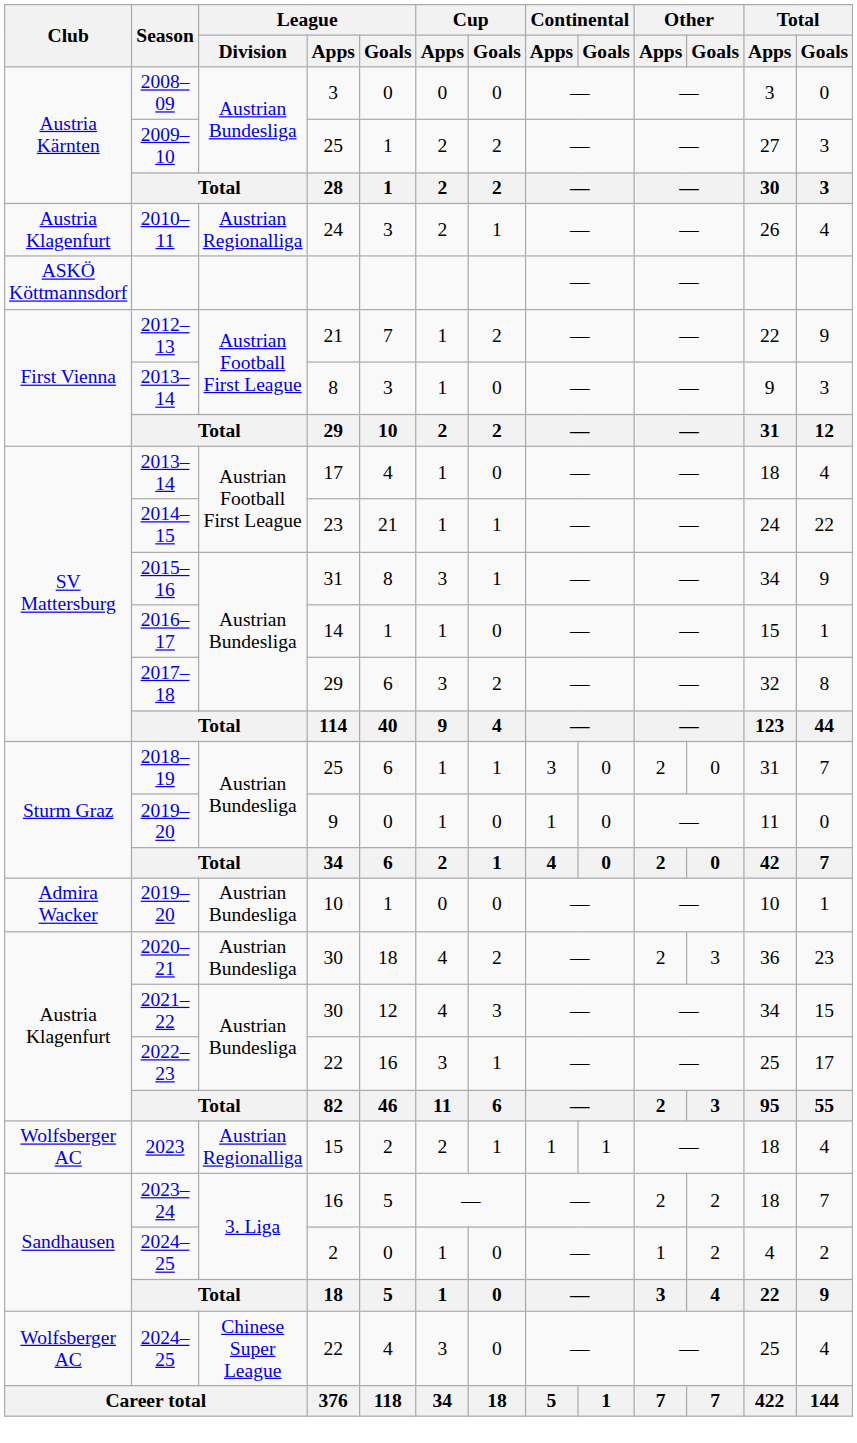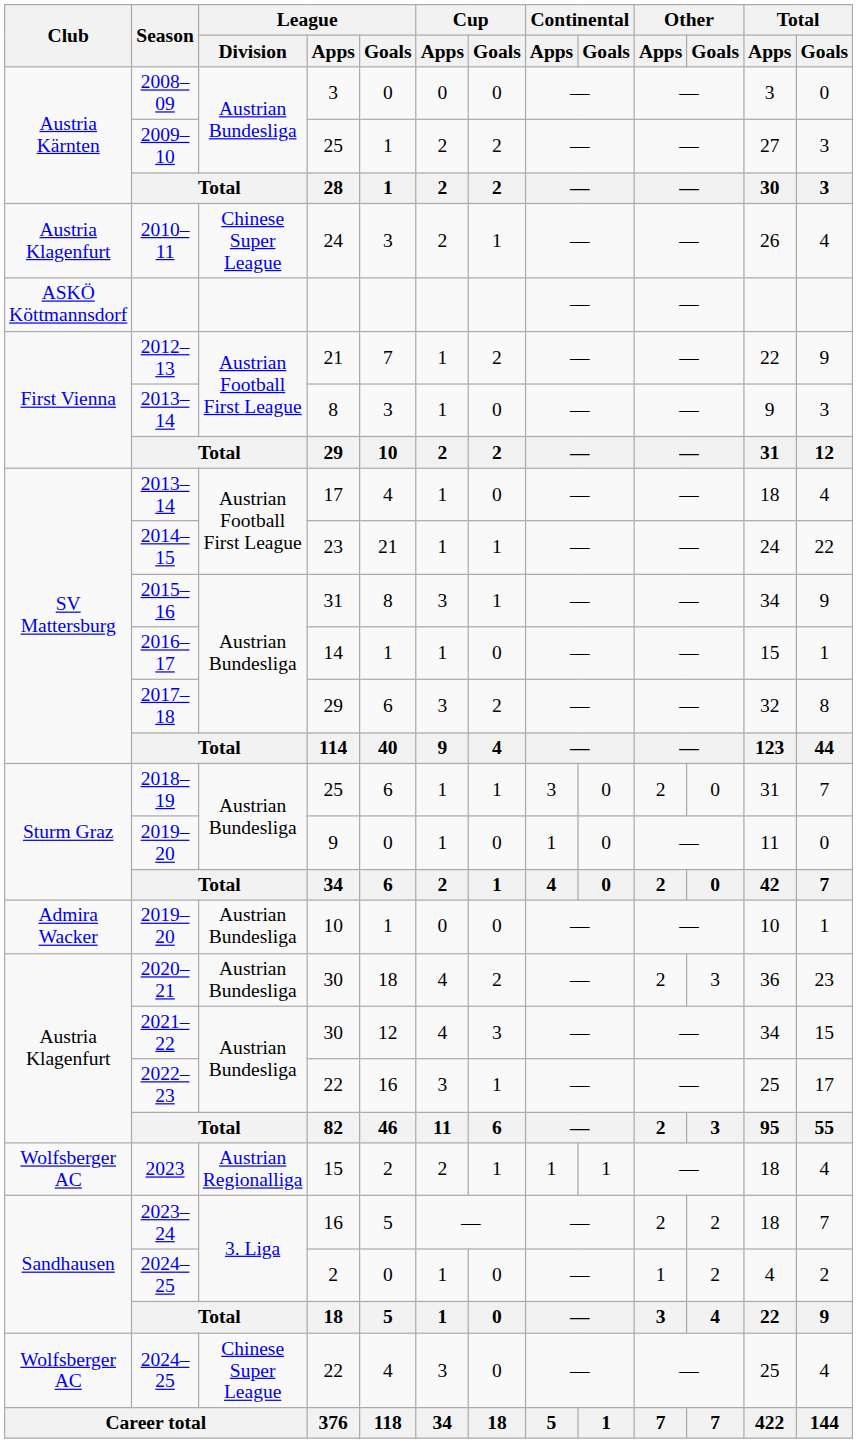(253, 229) Austrian Regionalliga -> (253, 240) Chinese Super League
